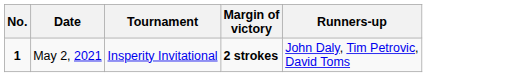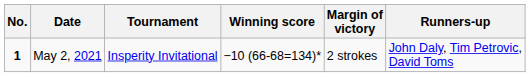+ column: (272, 21)
(251, 55) bold -> (352, 55) normal
